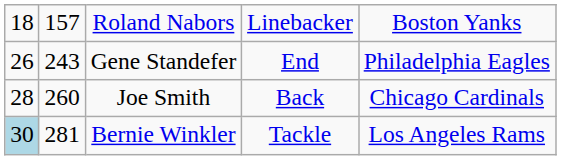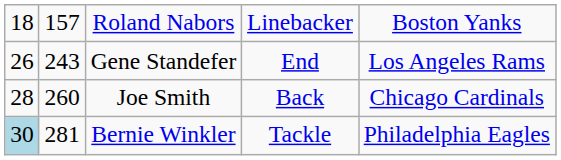(457, 60) Philadelphia Eagles -> (457, 60) Los Angeles Rams
(457, 135) Los Angeles Rams -> (457, 135) Philadelphia Eagles
